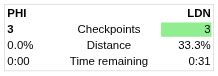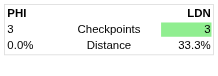(11, 30) bold -> (11, 30) normal
- row: (109, 62)
